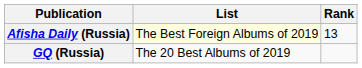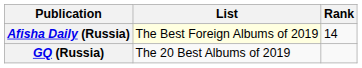(331, 33) 13 -> (331, 33) 14
